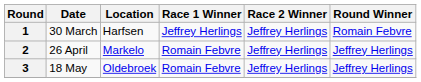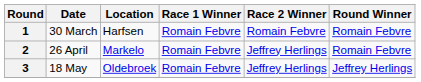(202, 31) Jeffrey Herlings -> (201, 31) Romain Febvre
(287, 31) Jeffrey Herlings -> (286, 31) Romain Febvre
(373, 50) Jeffrey Herlings -> (372, 50) Romain Febvre
